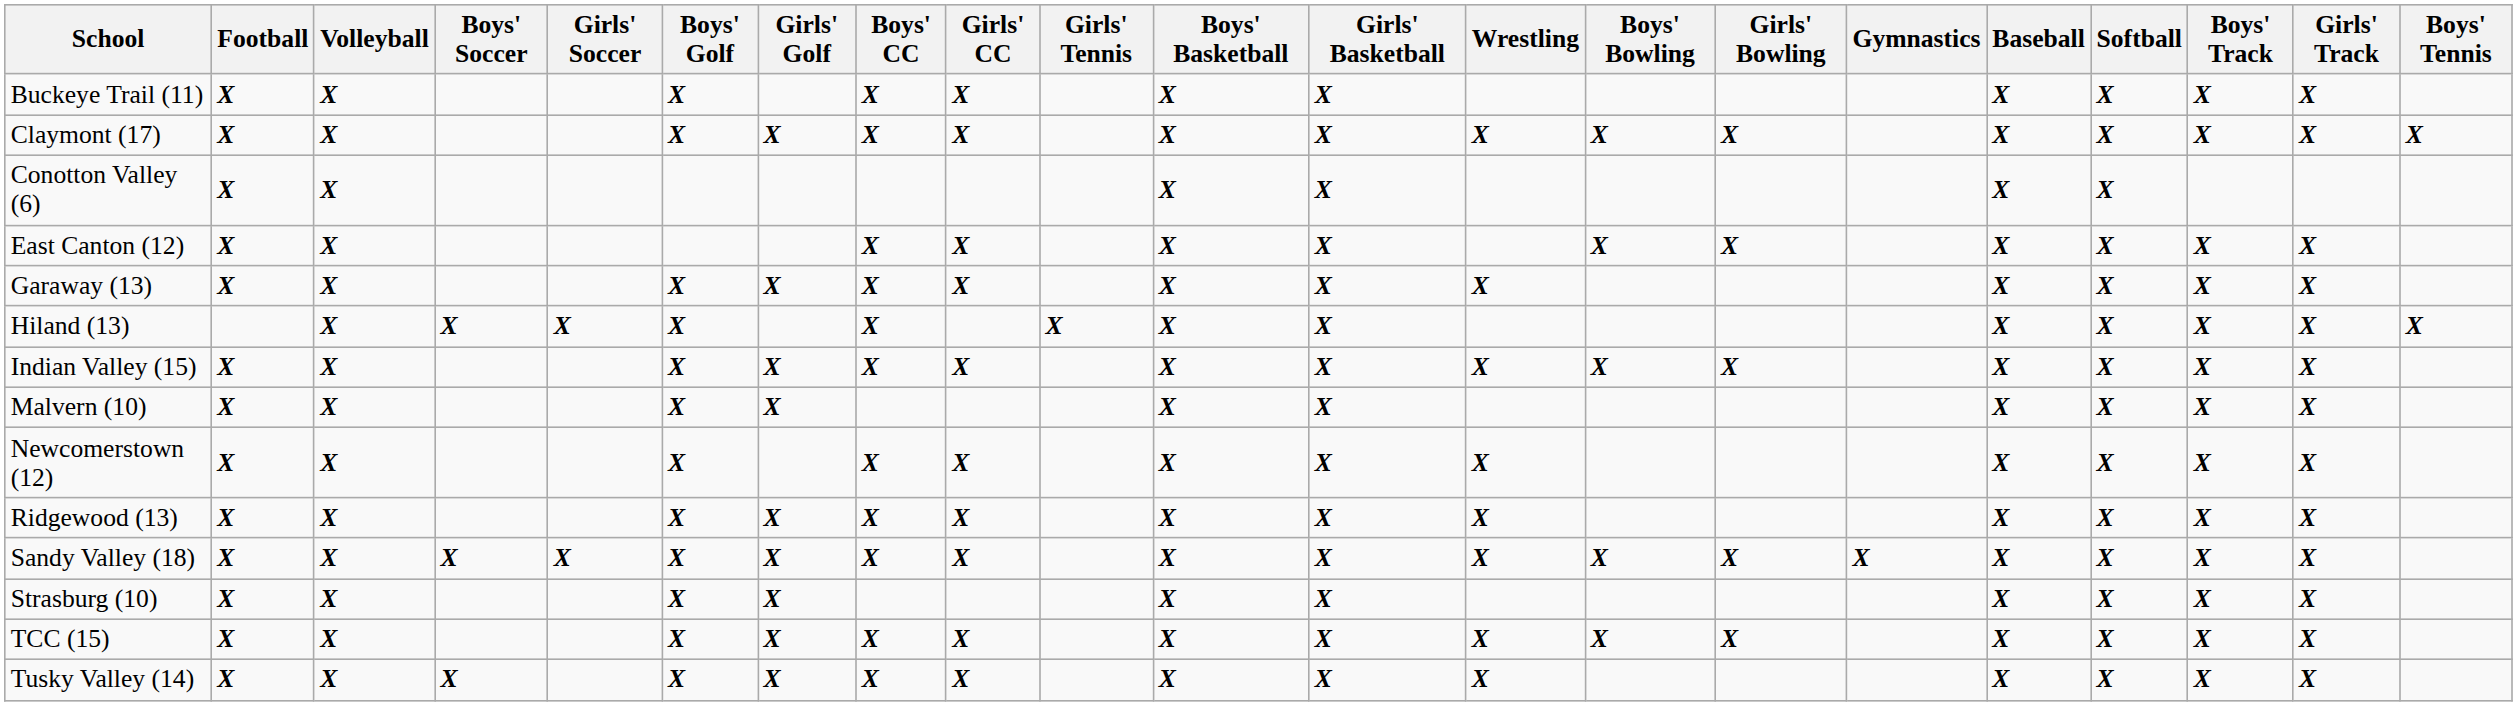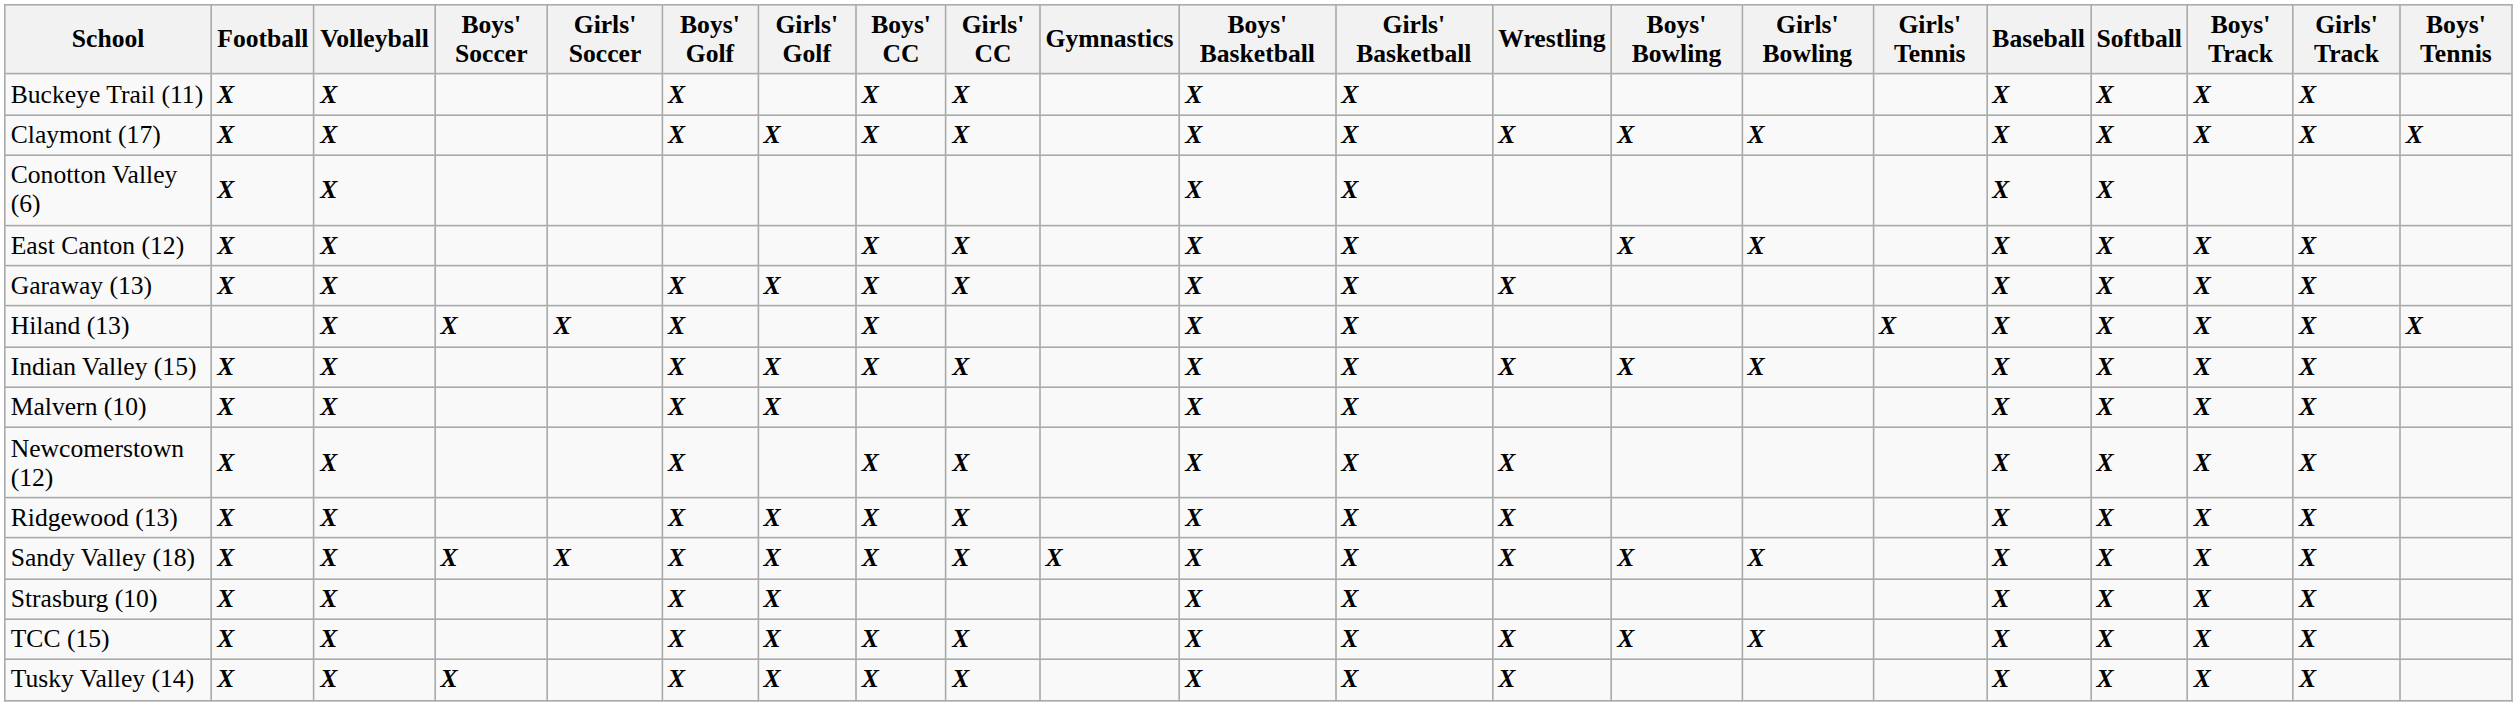columns swapped: (1096, 39) <-> (1916, 39)
